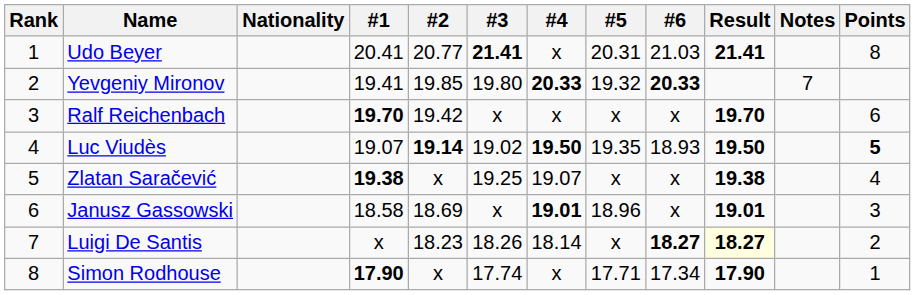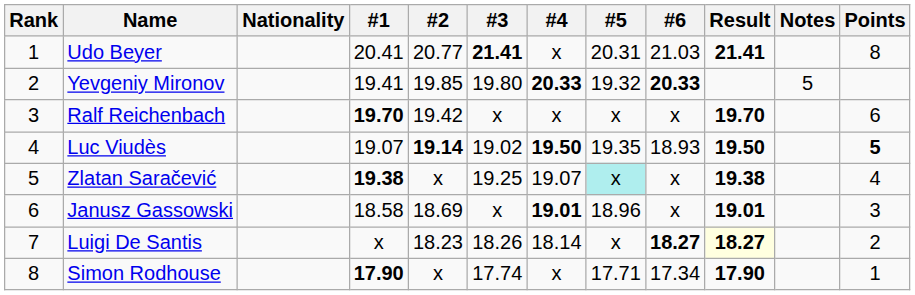(807, 83) 7 -> (807, 83) 5
(616, 178) no background -> (616, 178) paleturquoise background
